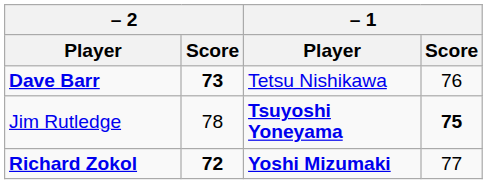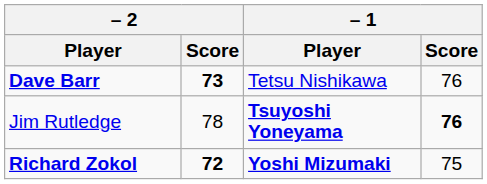(452, 121) 75 -> (452, 121) 76
(452, 163) 77 -> (452, 163) 75
